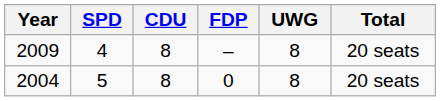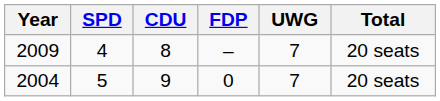(295, 50) 8 -> (295, 50) 7
(166, 80) 8 -> (166, 80) 9
(295, 80) 8 -> (295, 80) 7
